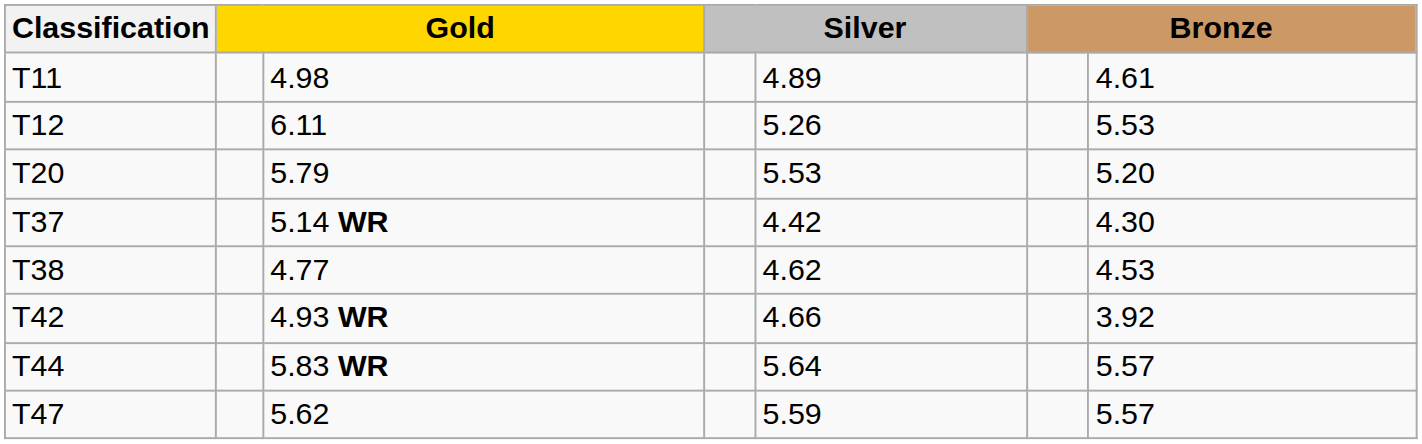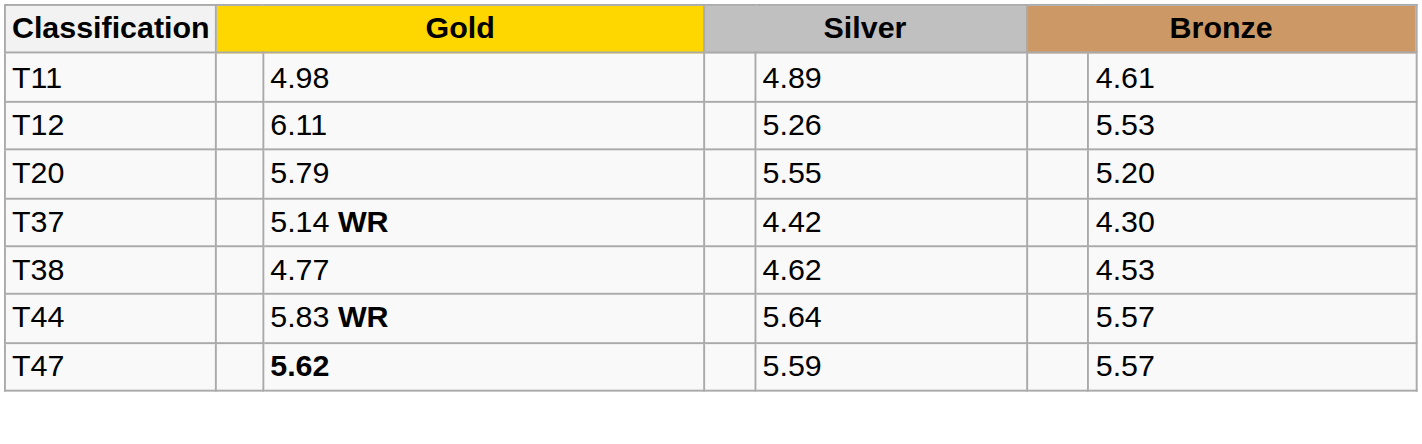(792, 173) 5.53 -> (792, 173) 5.55
- row: (38, 317)
(300, 414) normal -> (300, 366) bold
